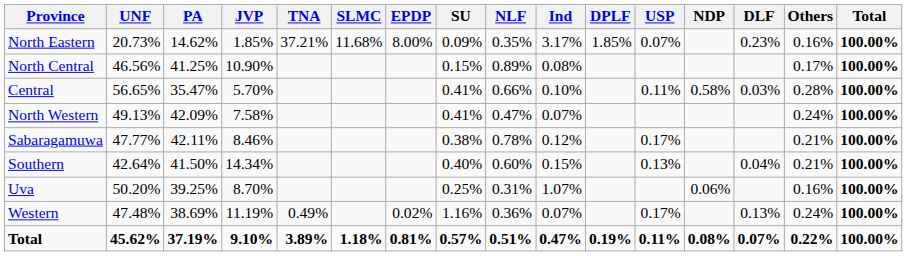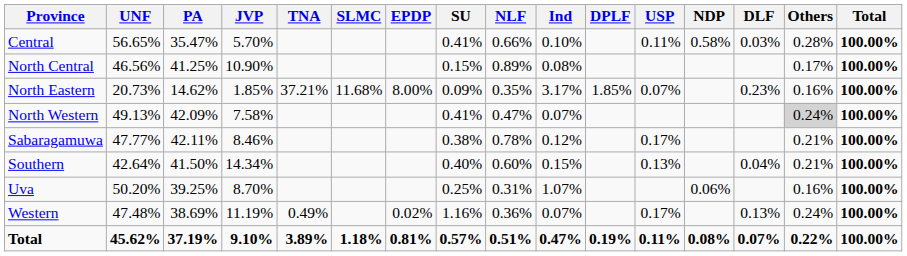rows swapped: (31, 90) <-> (51, 41)
(813, 115) no background -> (813, 115) lightgrey background
